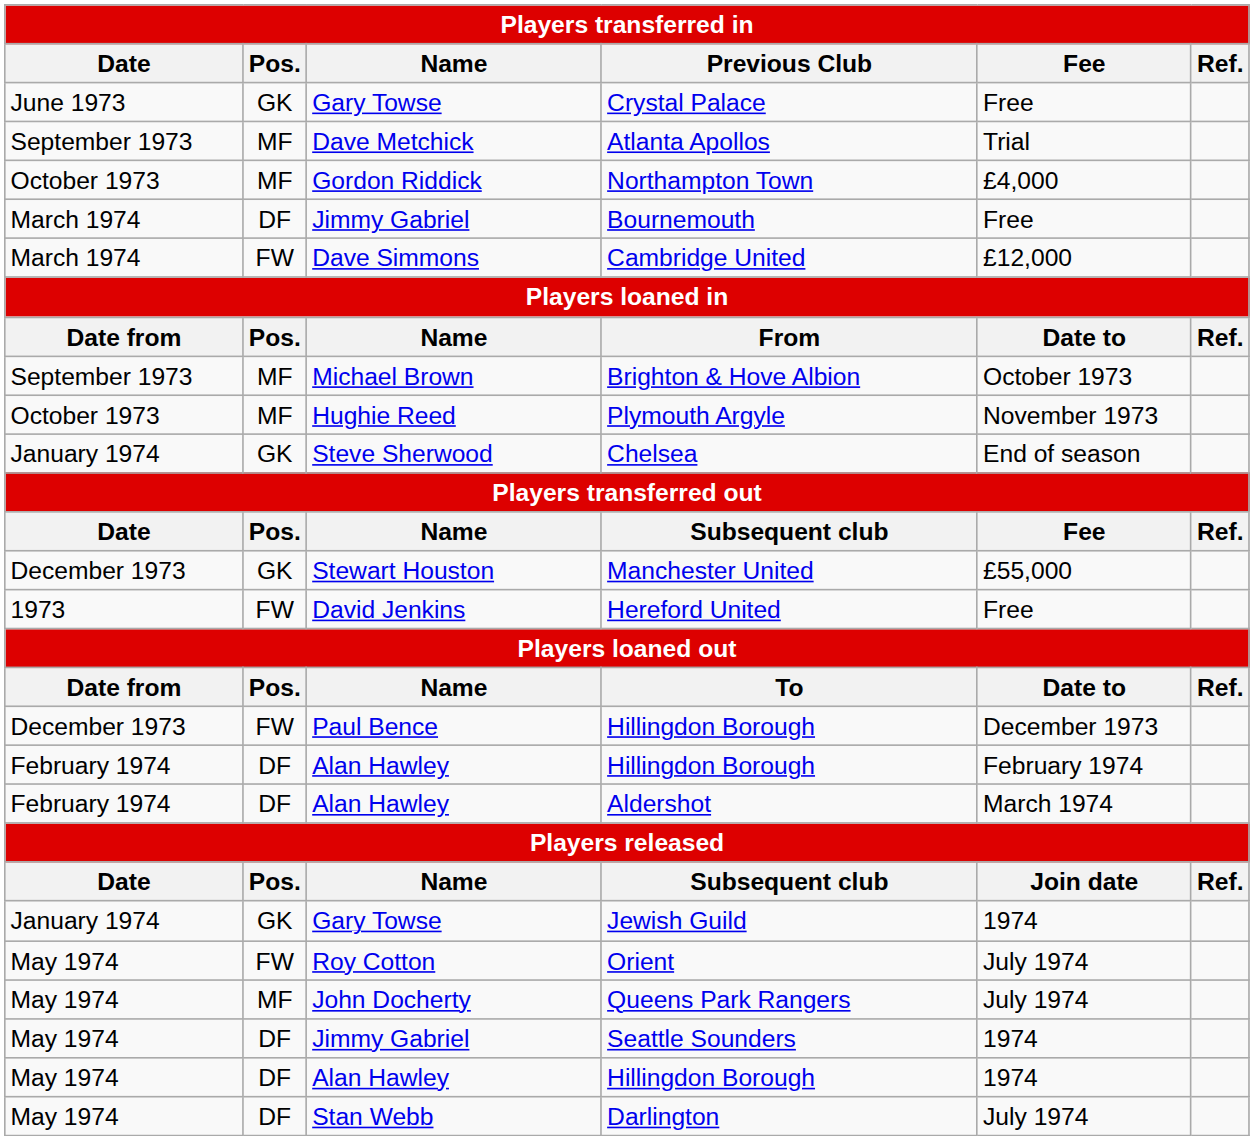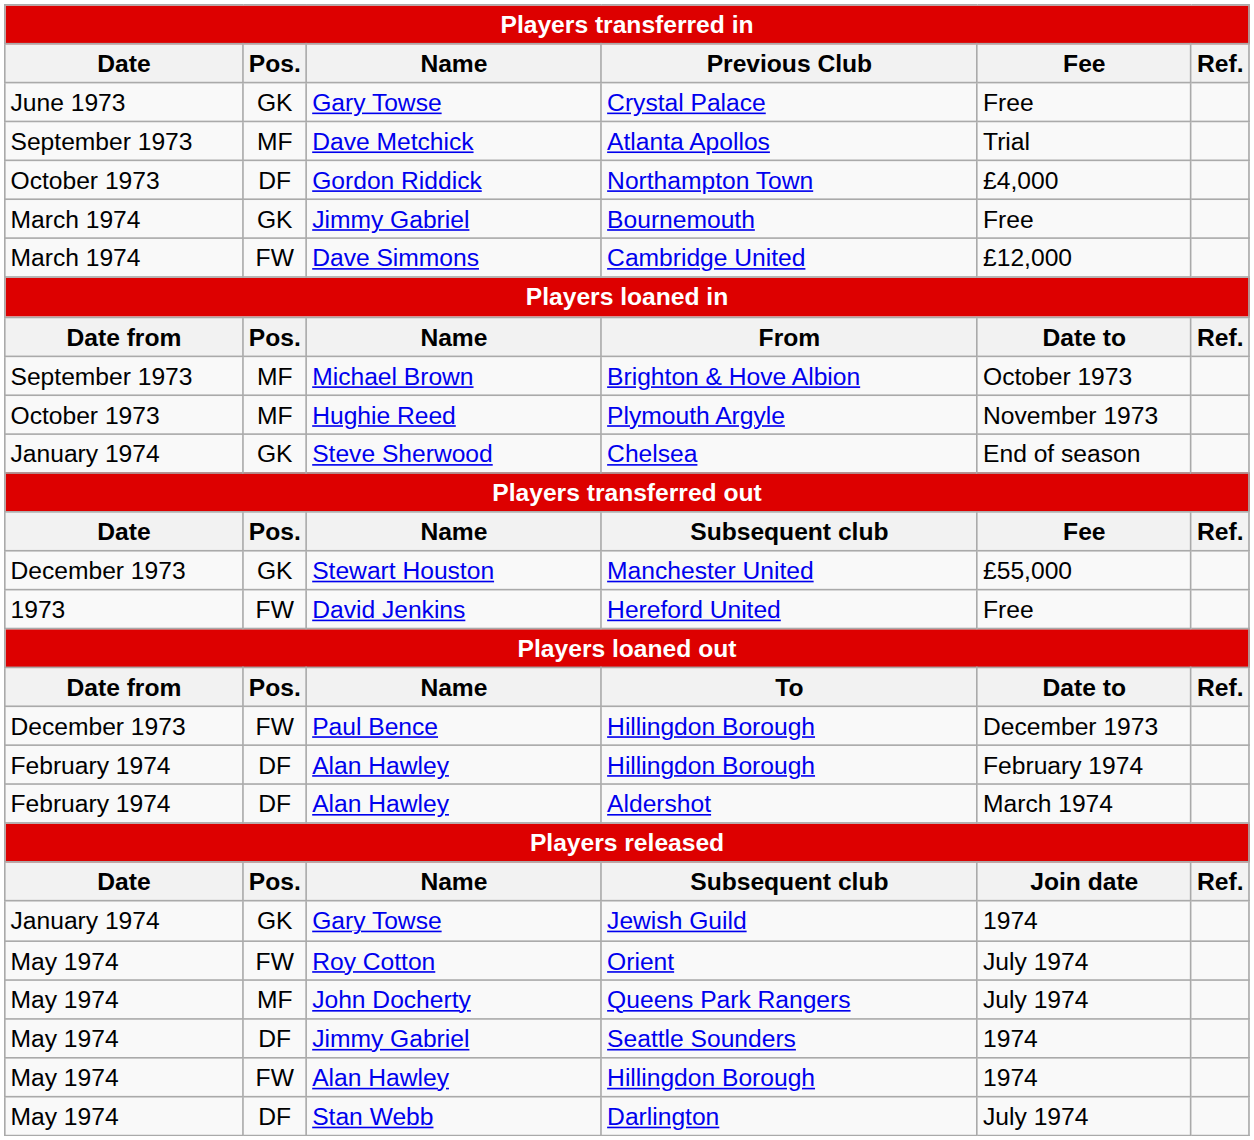(275, 180) MF -> (275, 180) DF
(275, 219) DF -> (275, 219) GK
(275, 1077) DF -> (275, 1077) FW
